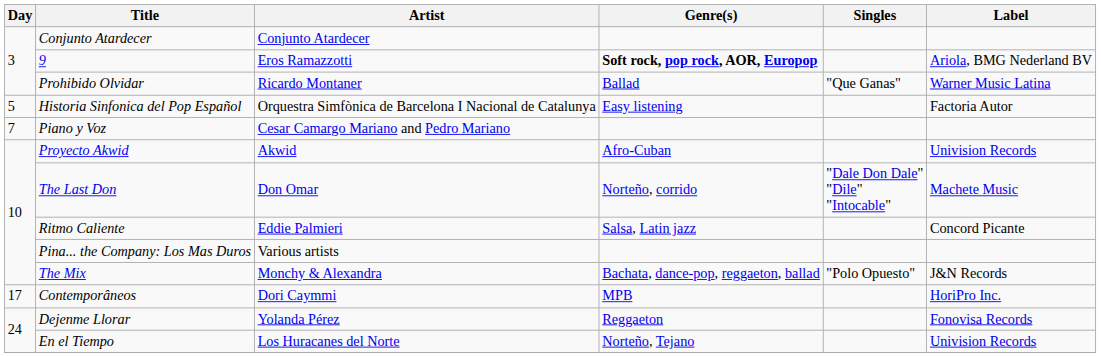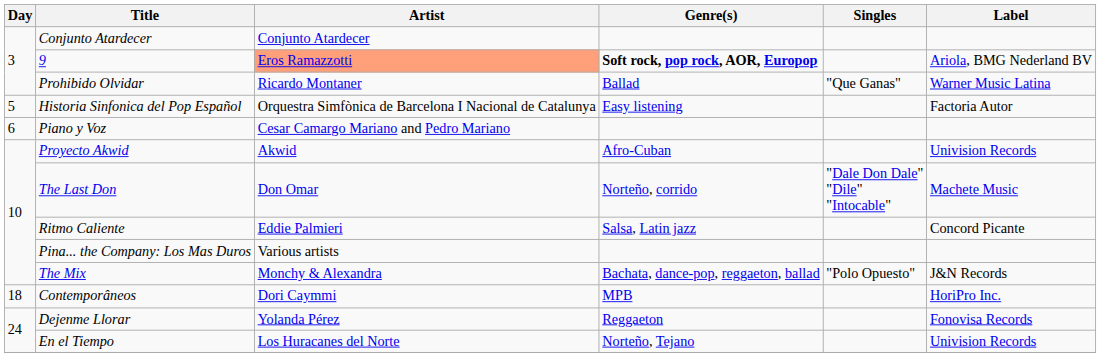(305, 60) no background -> (305, 60) lightsalmon background
(11, 128) 7 -> (11, 128) 6
(15, 296) 17 -> (15, 296) 18
